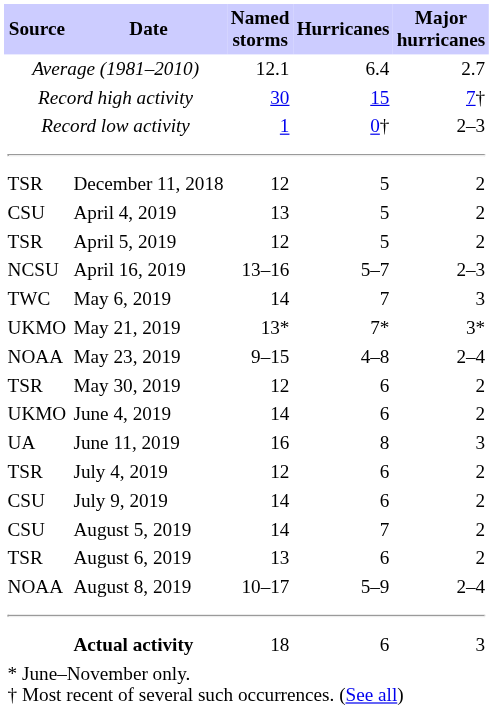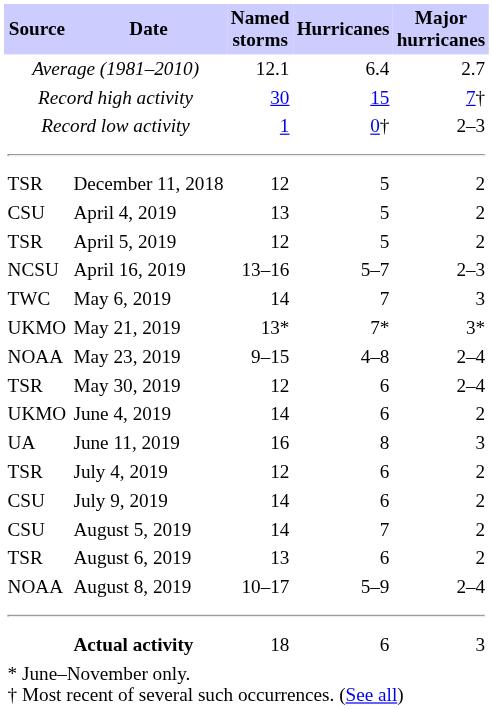(480, 385) 2 -> (471, 385) 2–4
